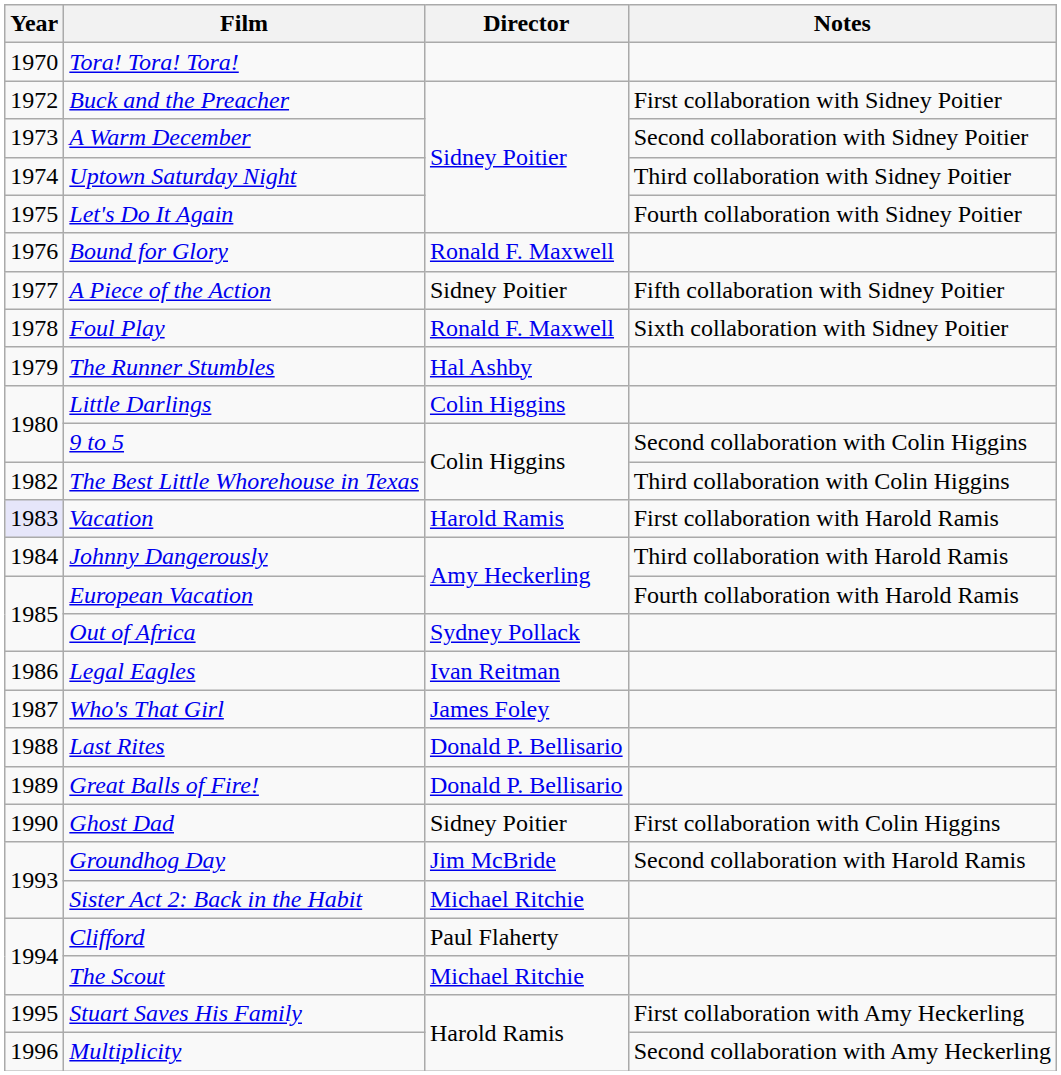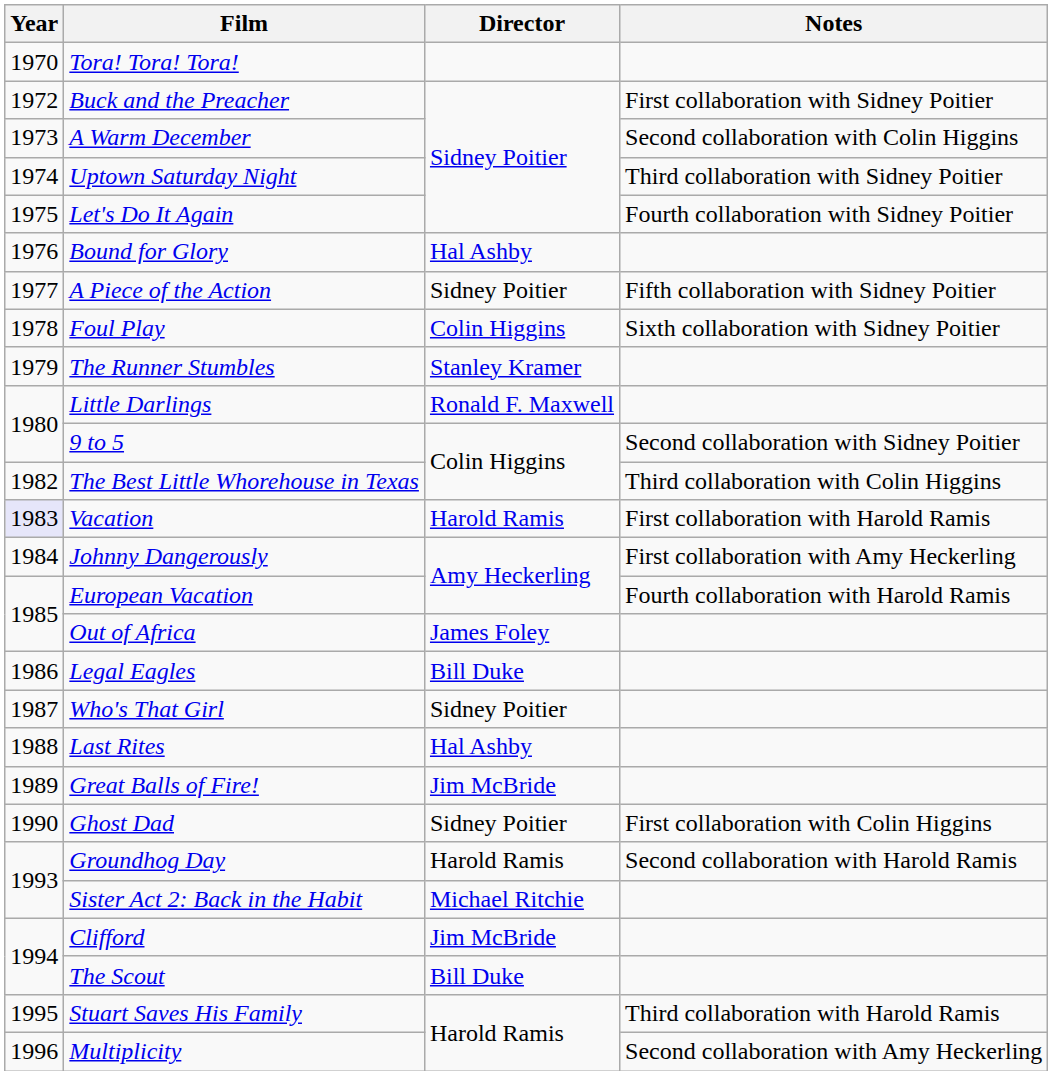(831, 137) Second collaboration with Sidney Poitier -> (822, 137) Second collaboration with Colin Higgins
(522, 251) Ronald F. Maxwell -> (481, 251) Hal Ashby
(522, 328) Ronald F. Maxwell -> (498, 328) Colin Higgins
(481, 366) Hal Ashby -> (506, 366) Stanley Kramer
(498, 404) Colin Higgins -> (522, 404) Ronald F. Maxwell
(830, 442) Second collaboration with Colin Higgins -> (822, 442) Second collaboration with Sidney Poitier
(821, 556) Third collaboration with Harold Ramis -> (820, 556) First collaboration with Amy Heckerling
(505, 632) Sydney Pollack -> (490, 632) James Foley
(495, 670) Ivan Reitman -> (477, 670) Bill Duke
(490, 708) James Foley -> (498, 708) Sidney Poitier
(526, 746) Donald P. Bellisario -> (481, 746) Hal Ashby
(526, 784) Donald P. Bellisario -> (493, 784) Jim McBride
(493, 860) Jim McBride -> (497, 860) Harold Ramis
(494, 937) Paul Flaherty -> (493, 937) Jim McBride
(507, 975) Michael Ritchie -> (477, 975) Bill Duke
(829, 1013) First collaboration with Amy Heckerling -> (812, 1013) Third collaboration with Harold Ramis
